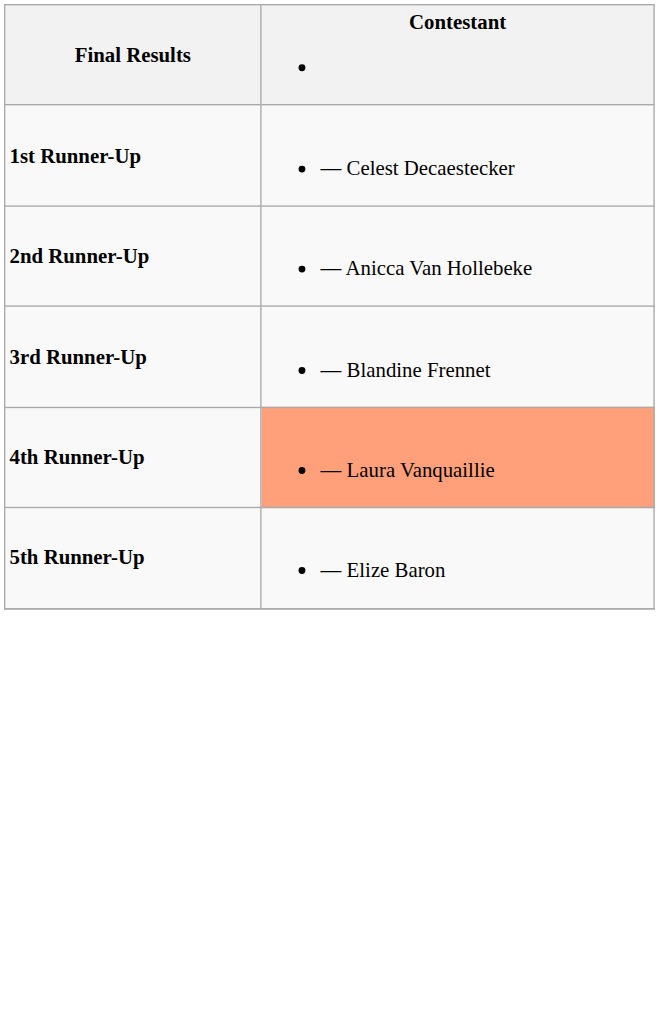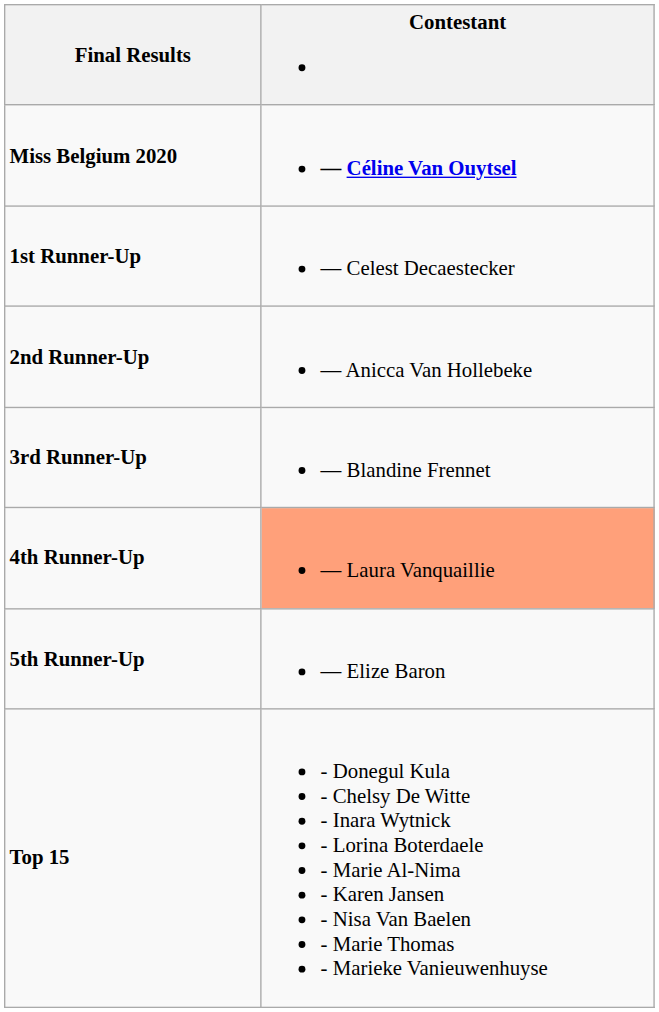+ row: (93, 155)
+ row: (40, 857)
